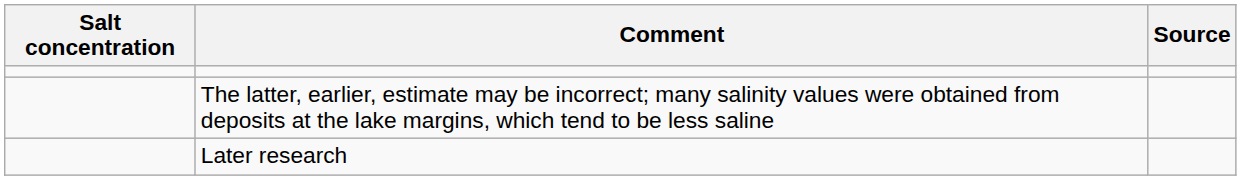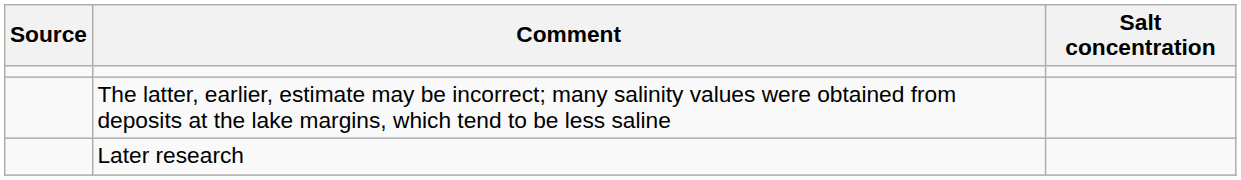columns swapped: (100, 35) <-> (1192, 35)
